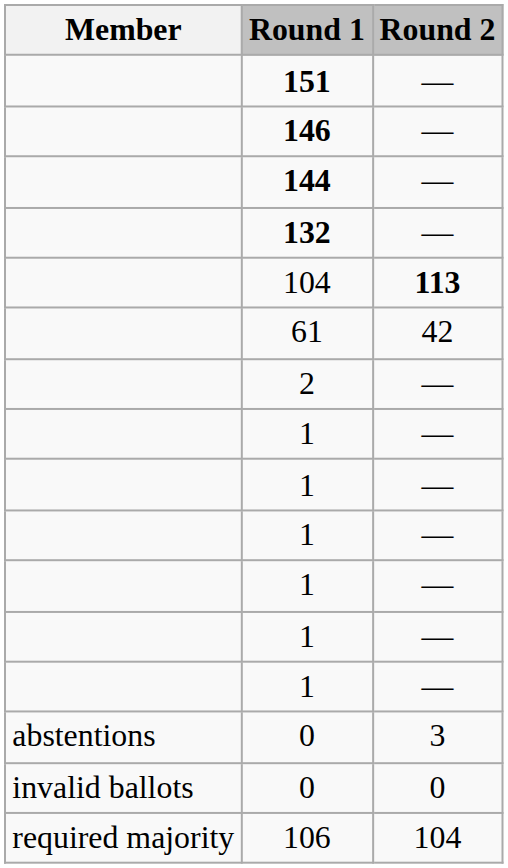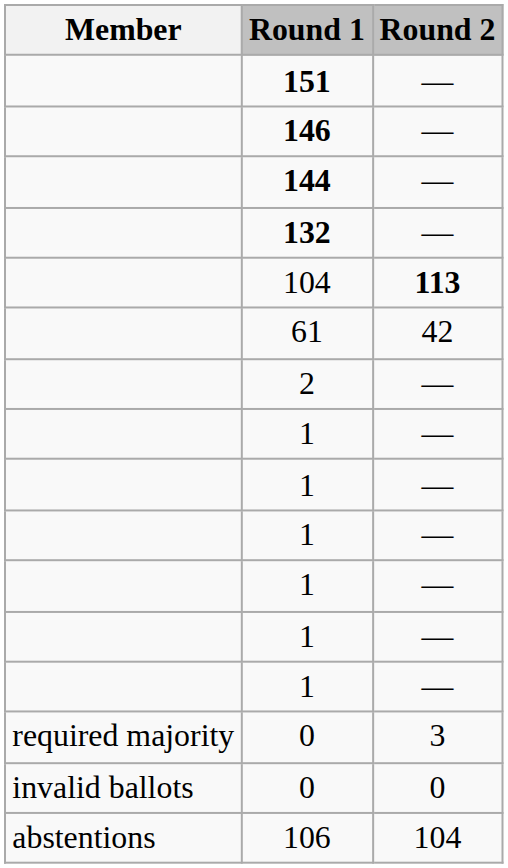(84, 736) abstentions -> (123, 736) required majority
(123, 837) required majority -> (84, 837) abstentions
